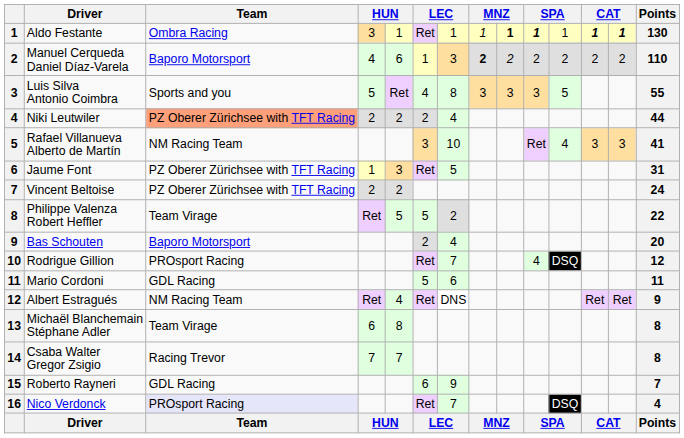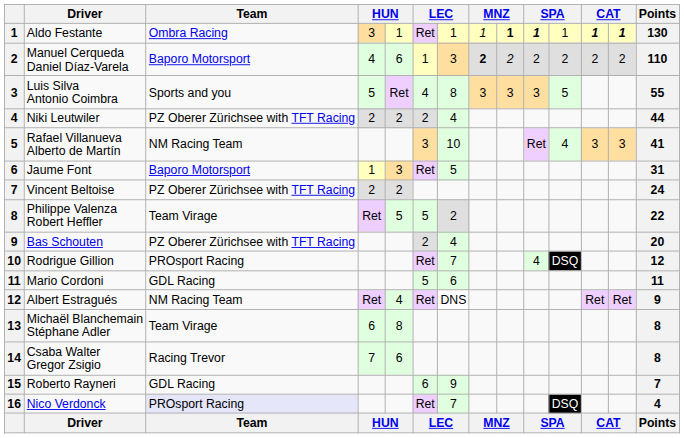(252, 118) lightsalmon background -> (252, 118) no background
(252, 170) PZ Oberer Zürichsee with TFT Racing -> (200, 170) Baporo Motorsport
(200, 241) Baporo Motorsport -> (252, 241) PZ Oberer Zürichsee with TFT Racing
(399, 358) 7 -> (399, 358) 6
